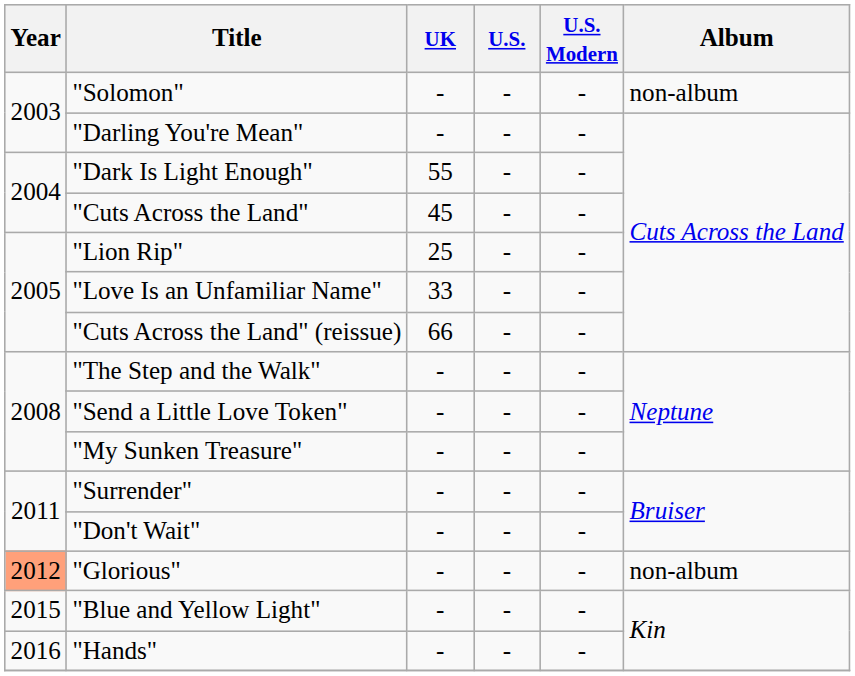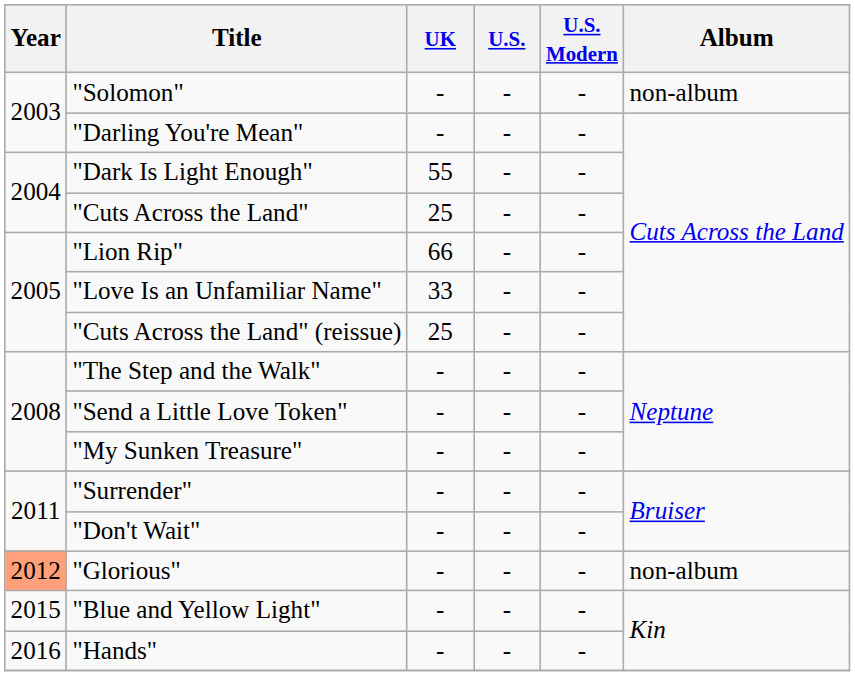(440, 212) 45 -> (440, 212) 25
(440, 251) 25 -> (440, 251) 66
(440, 331) 66 -> (440, 331) 25
